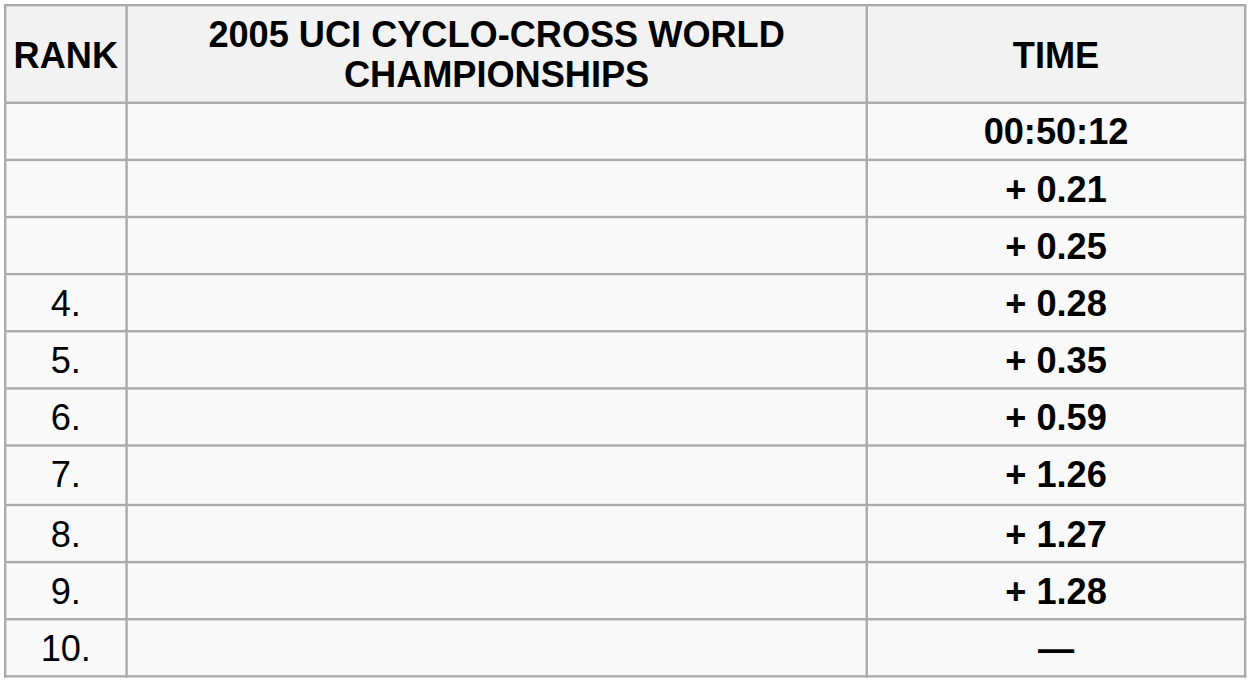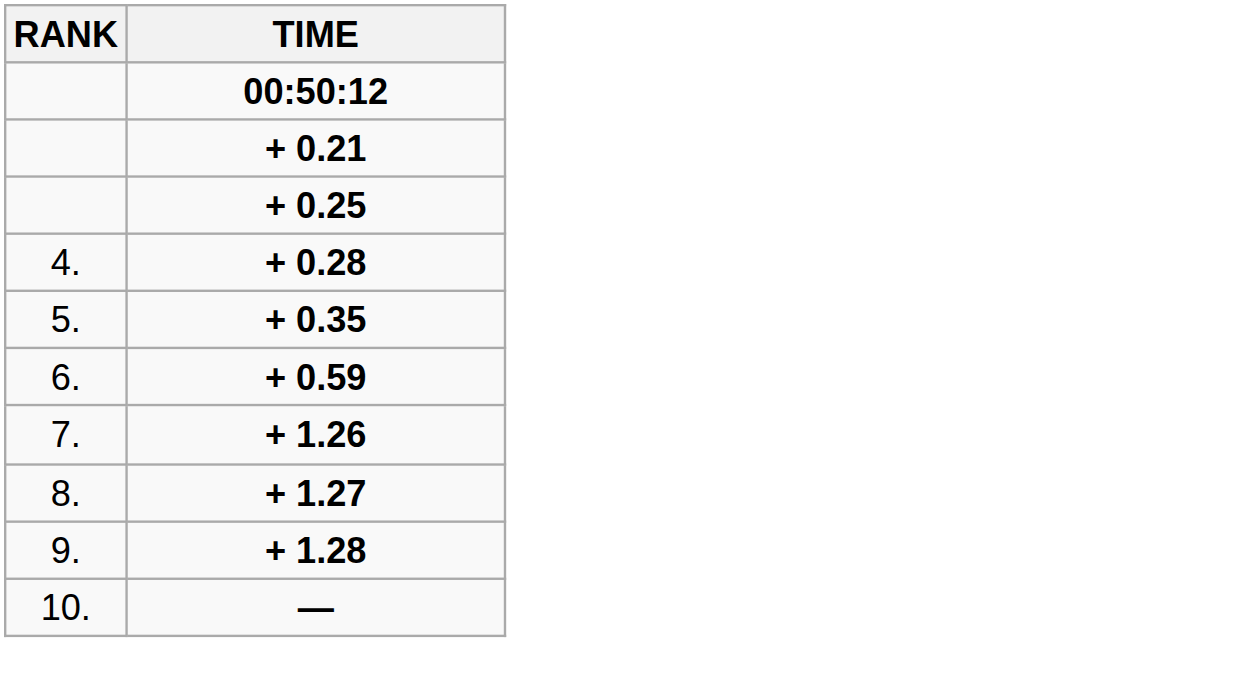- column: (497, 54)
